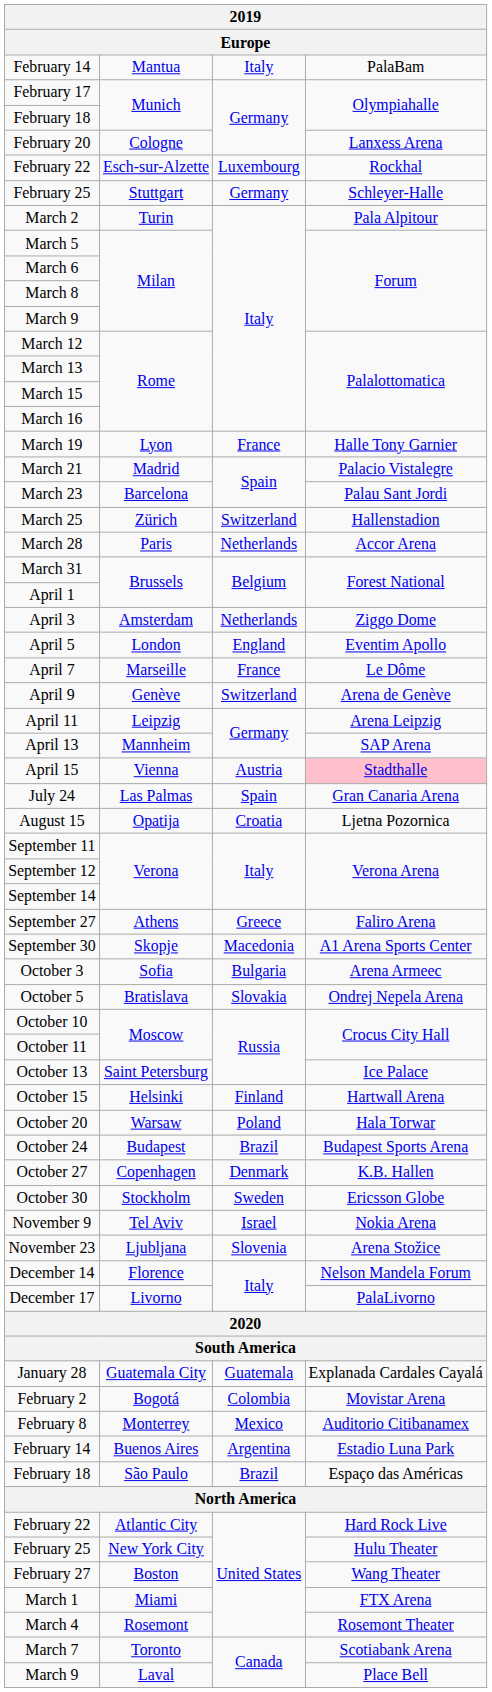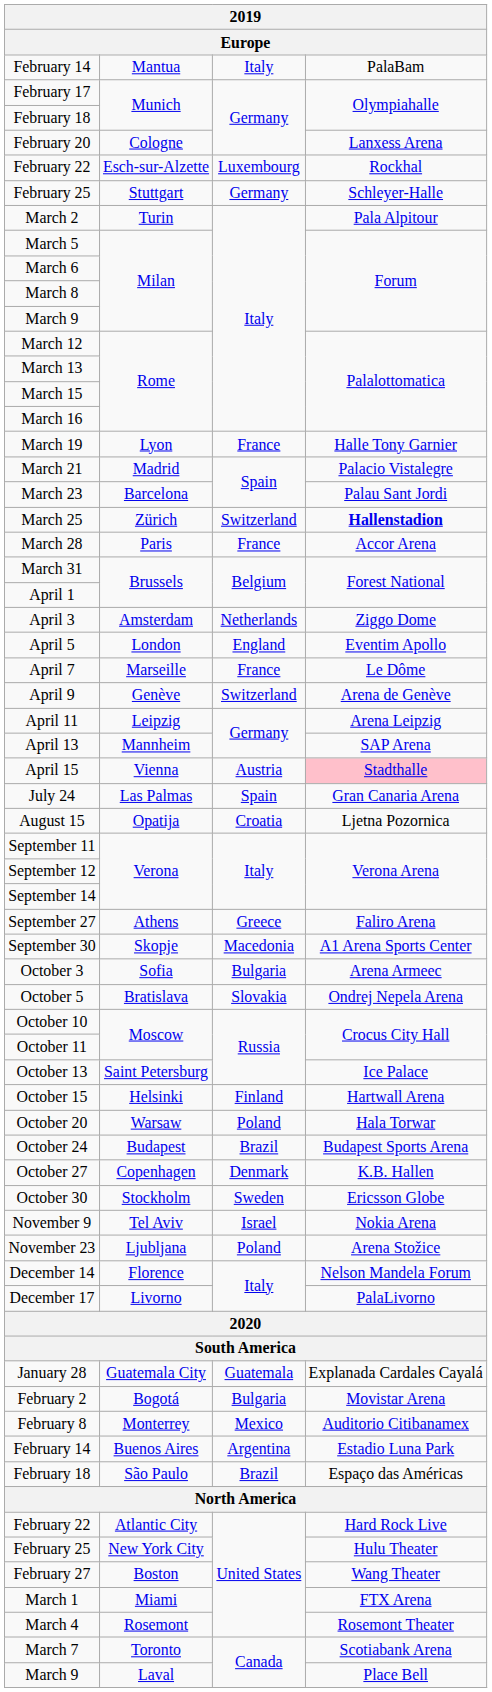(396, 519) normal -> (396, 519) bold
(259, 544) Netherlands -> (259, 544) France
(259, 1248) Slovenia -> (259, 1248) Poland
(259, 1398) Colombia -> (259, 1398) Bulgaria
